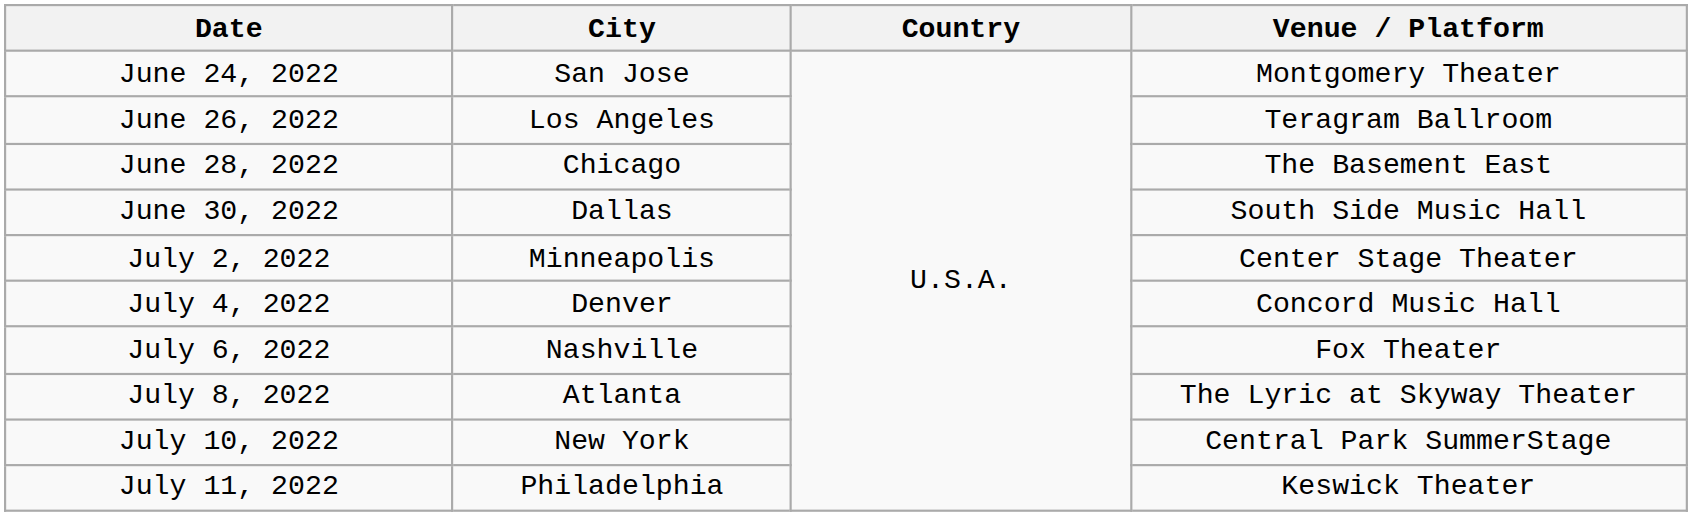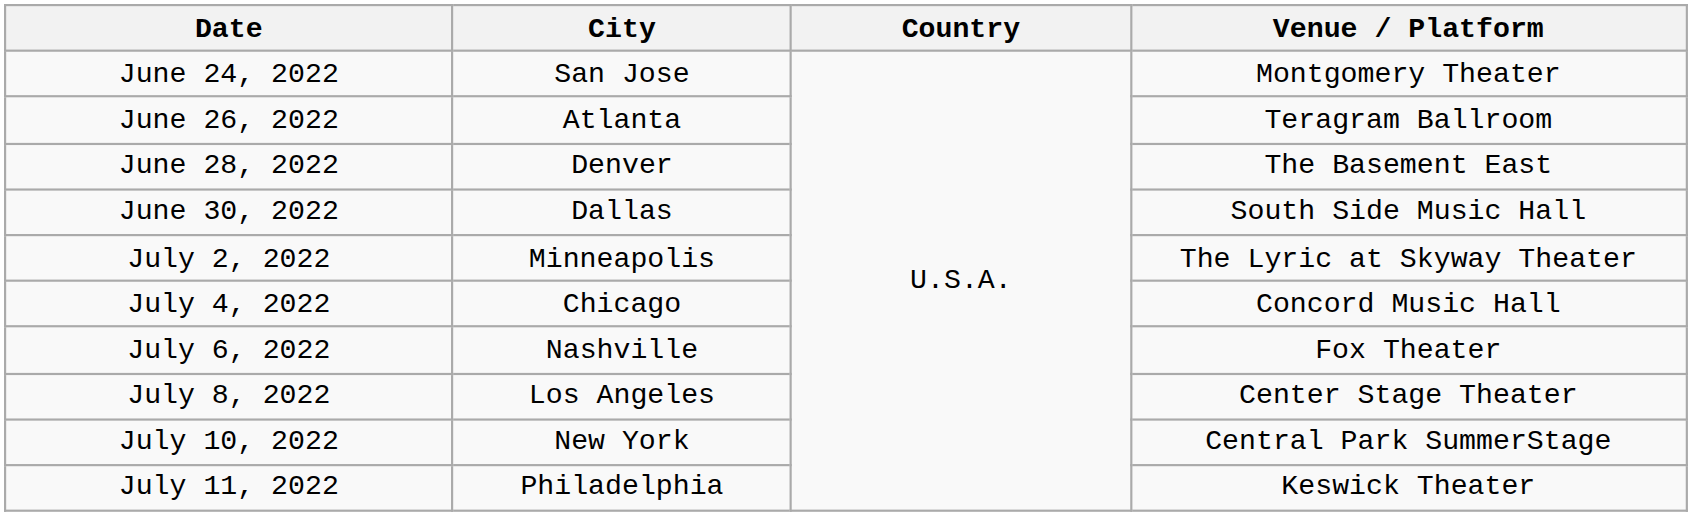(622, 120) Los Angeles -> (622, 120) Atlanta
(622, 166) Chicago -> (622, 166) Denver
(1408, 258) Center Stage Theater -> (1408, 258) The Lyric at Skyway Theater
(622, 304) Denver -> (622, 304) Chicago
(622, 396) Atlanta -> (622, 396) Los Angeles
(1408, 396) The Lyric at Skyway Theater -> (1408, 396) Center Stage Theater
